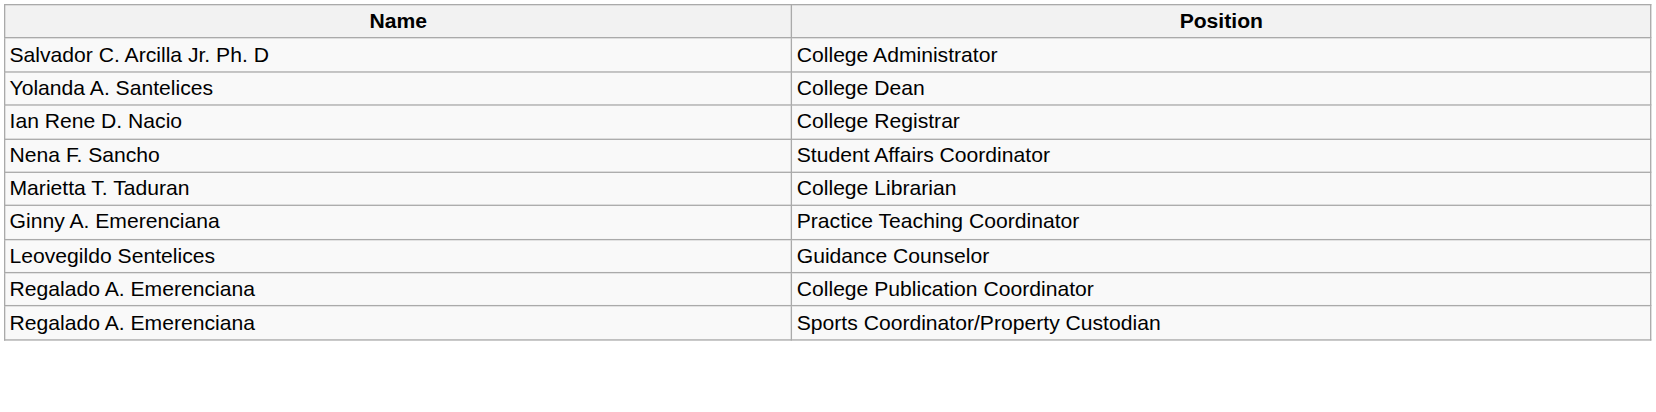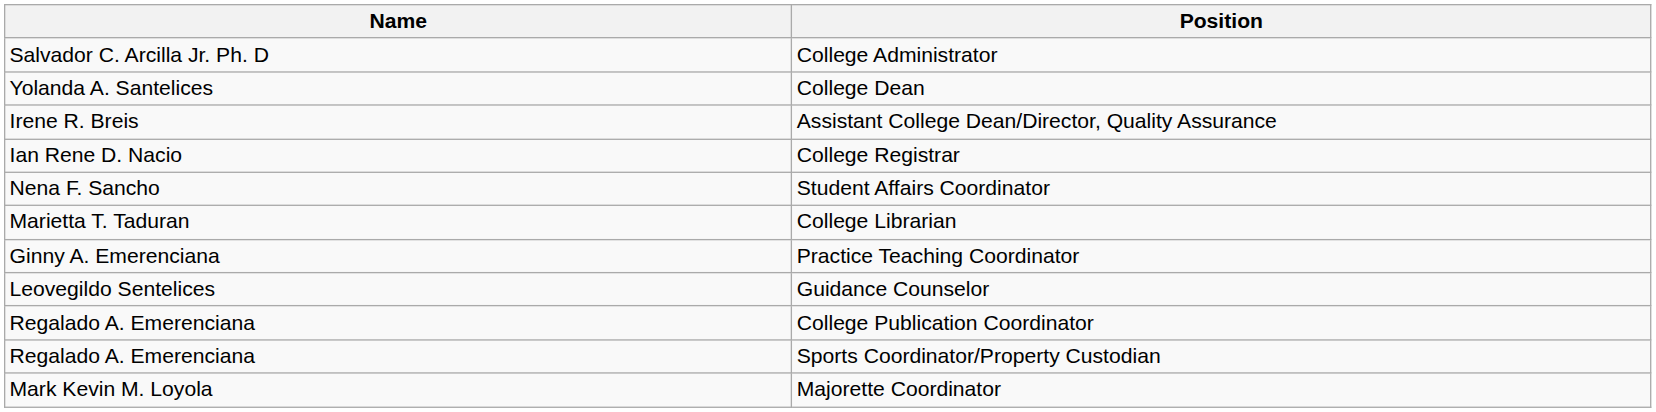+ row: (1037, 121)
+ row: (899, 389)
